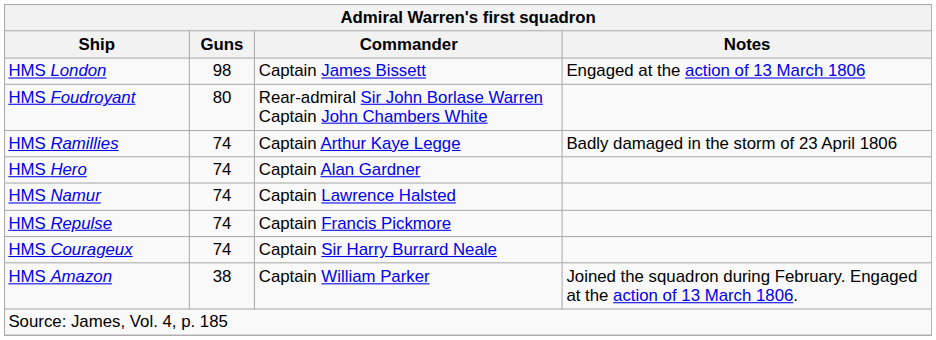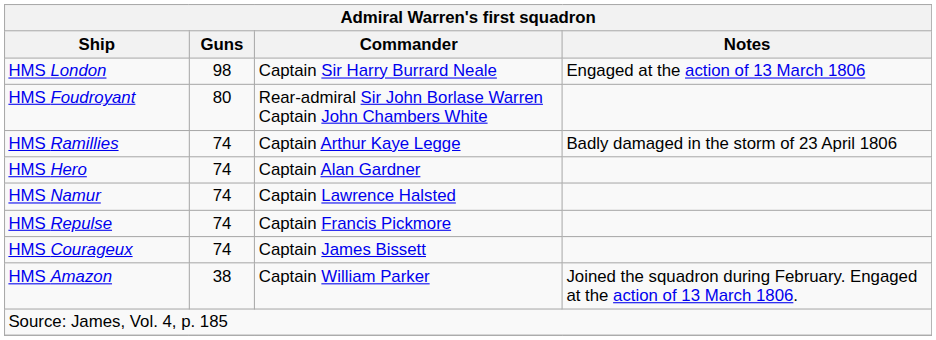(342, 71) Captain James Bissett -> (378, 71) Captain Sir Harry Burrard Neale
(378, 249) Captain Sir Harry Burrard Neale -> (342, 249) Captain James Bissett
